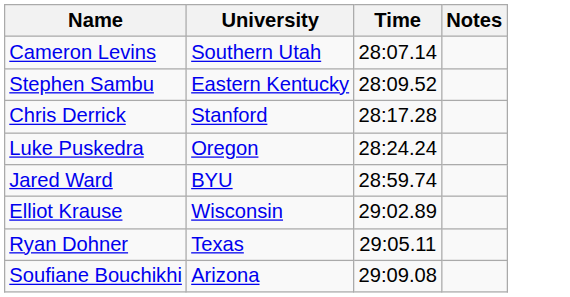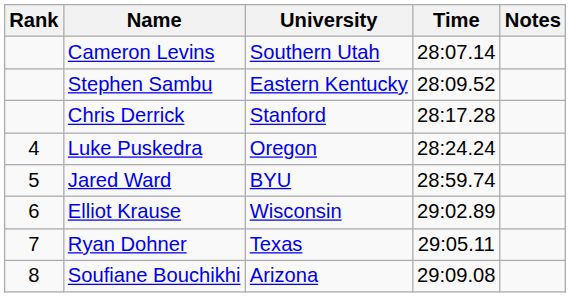+ column: (34, 20)
